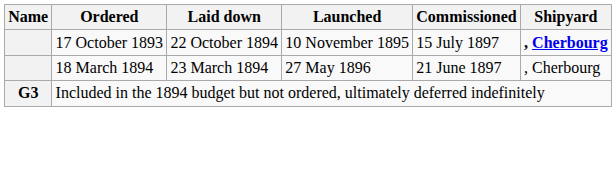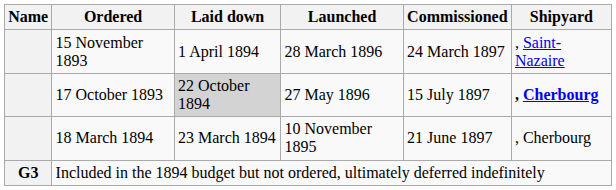+ row: (99, 51)
(224, 42) no background -> (214, 94) lightgrey background
(347, 42) 10 November 1895 -> (327, 94) 27 May 1896
(328, 67) 27 May 1896 -> (328, 138) 10 November 1895
